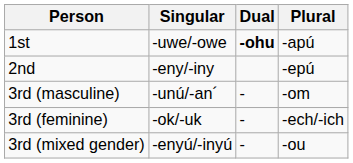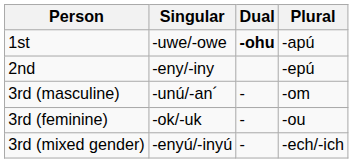(313, 119) -ech/-ich -> (294, 119) -ou
(294, 145) -ou -> (313, 145) -ech/-ich
